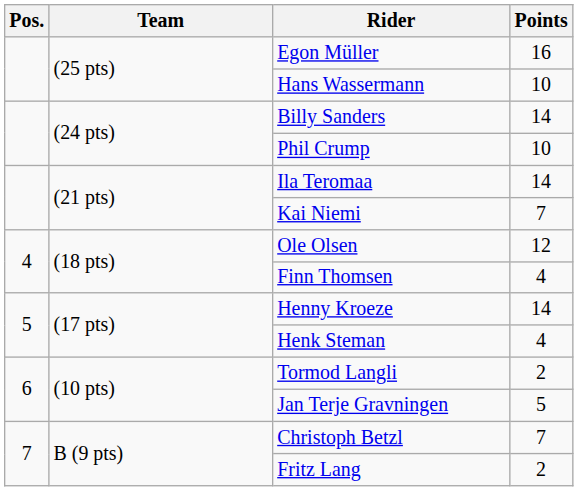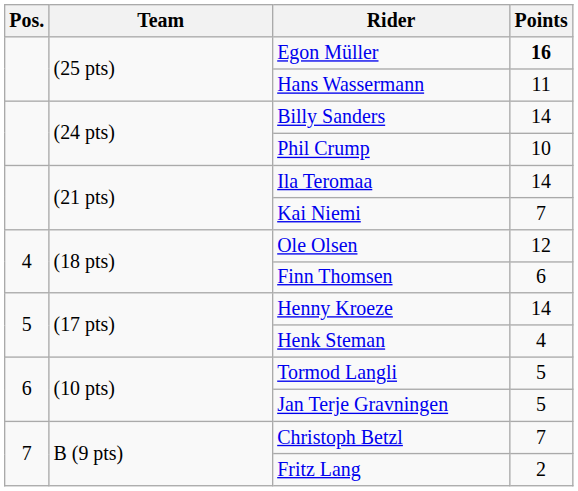(541, 52) normal -> (541, 52) bold
(541, 84) 10 -> (541, 84) 11
(541, 277) 4 -> (541, 277) 6
(541, 373) 2 -> (541, 373) 5
